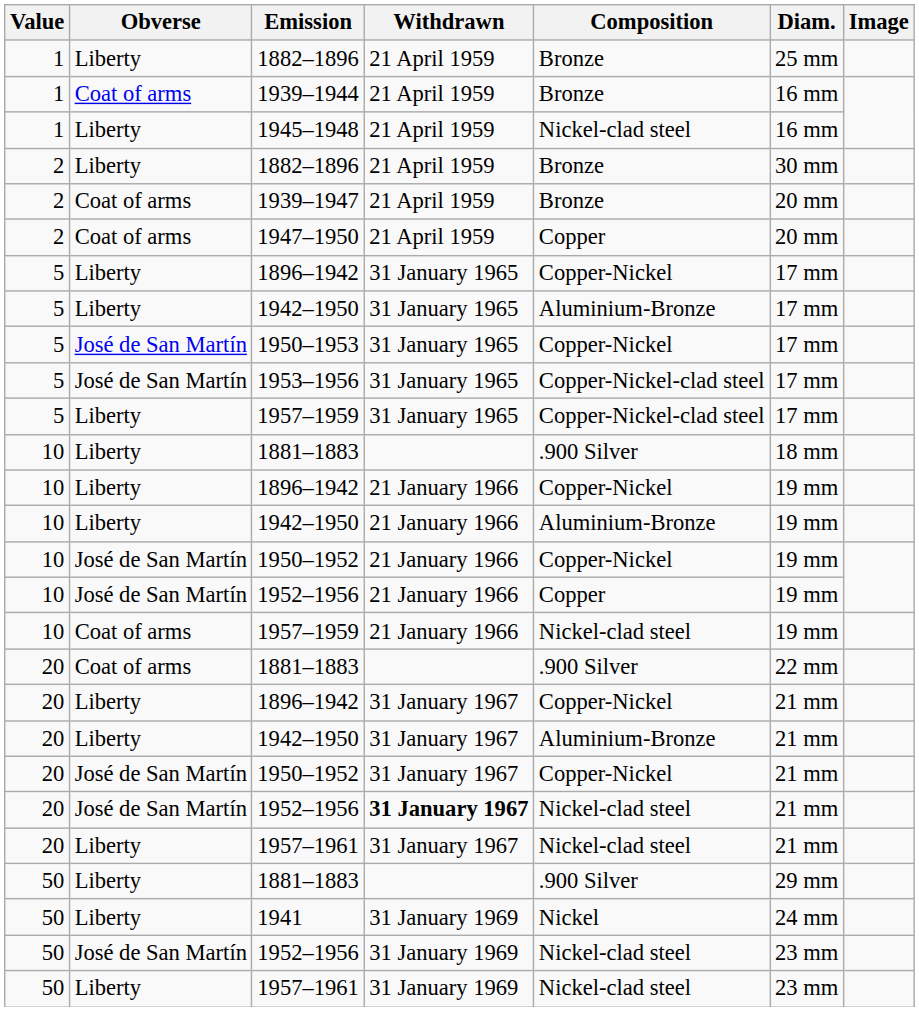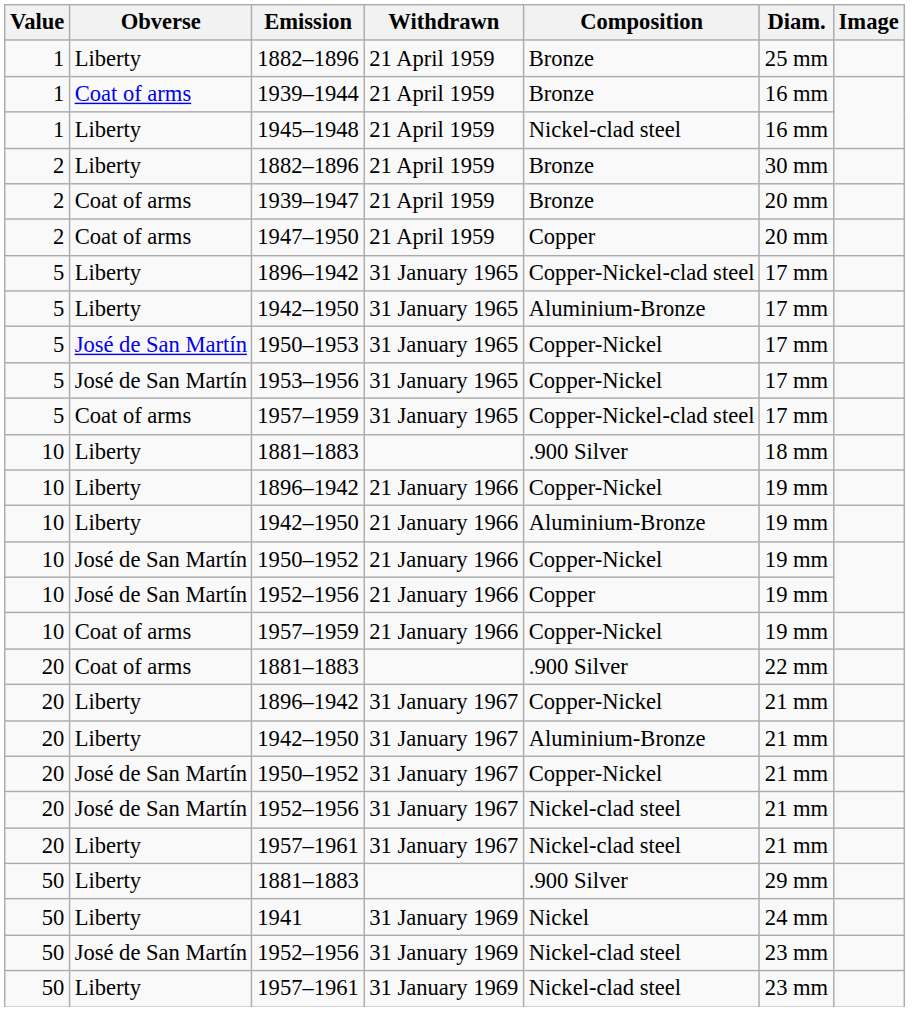(606, 272) Copper-Nickel -> (642, 272) Copper-Nickel-clad steel
(652, 380) Copper-Nickel-clad steel -> (596, 380) Copper-Nickel
(108, 415) Liberty -> (133, 415) Coat of arms
(615, 630) Nickel-clad steel -> (596, 630) Copper-Nickel
(449, 809) bold -> (444, 809) normal
